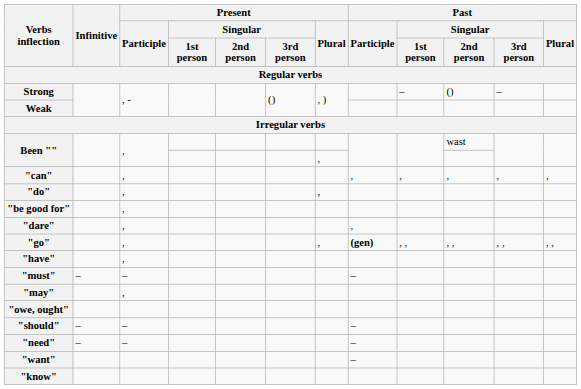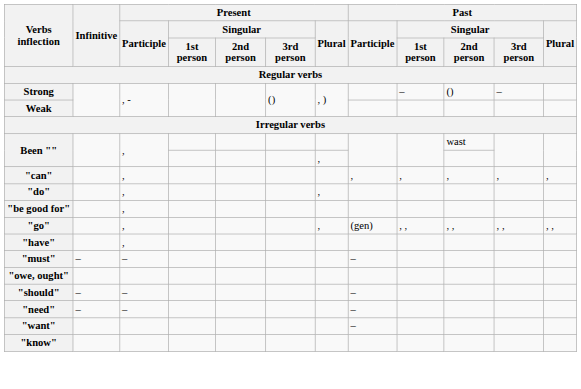- row: (39, 225)
(362, 242) bold -> (362, 225) normal
- row: (39, 292)
